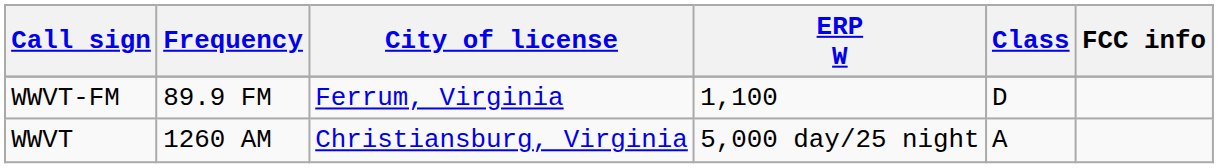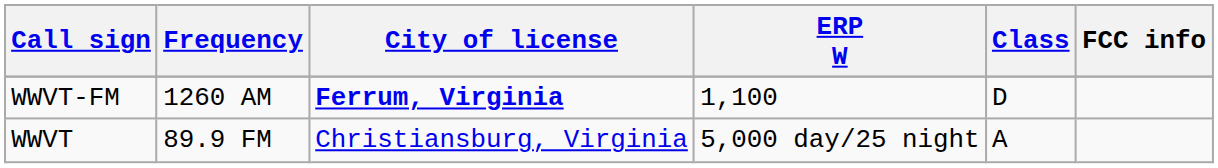(218, 98) 89.9 FM -> (218, 98) 1260 AM
(439, 98) normal -> (439, 98) bold
(218, 140) 1260 AM -> (218, 140) 89.9 FM
